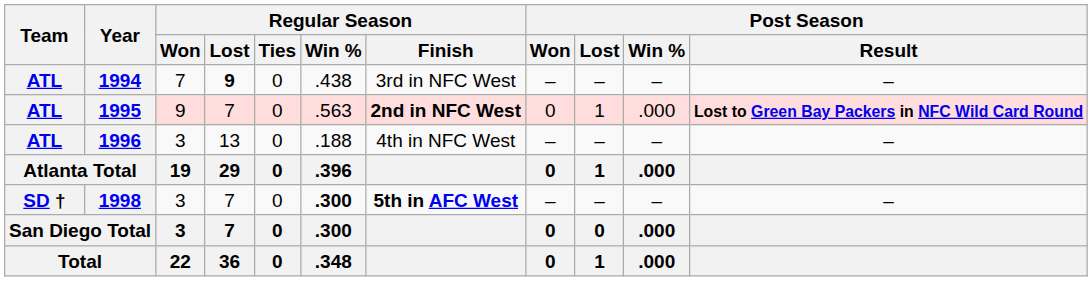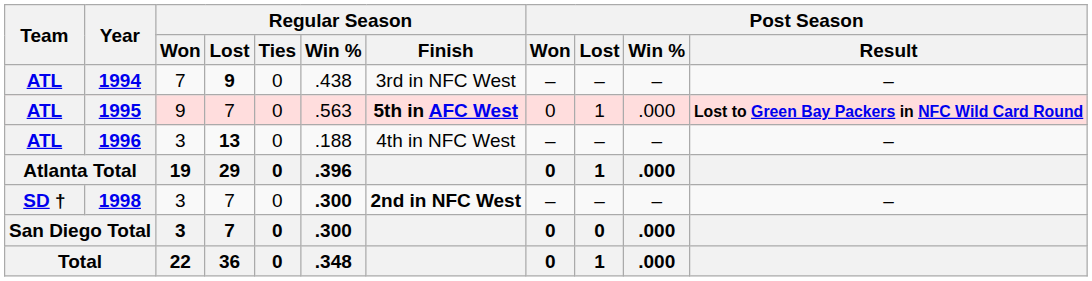(446, 110) 2nd in NFC West -> (446, 110) 5th in AFC West
(230, 140) normal -> (230, 140) bold
(446, 200) 5th in AFC West -> (446, 200) 2nd in NFC West
